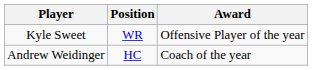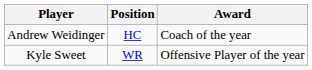rows swapped: (56, 55) <-> (56, 34)
